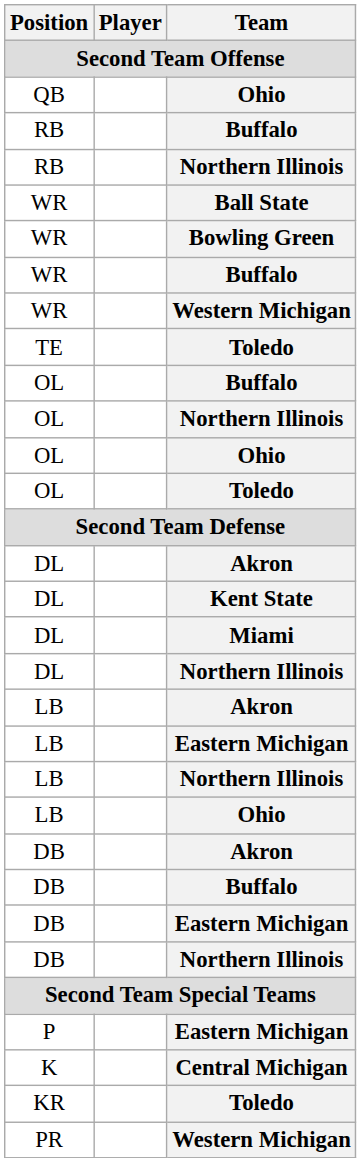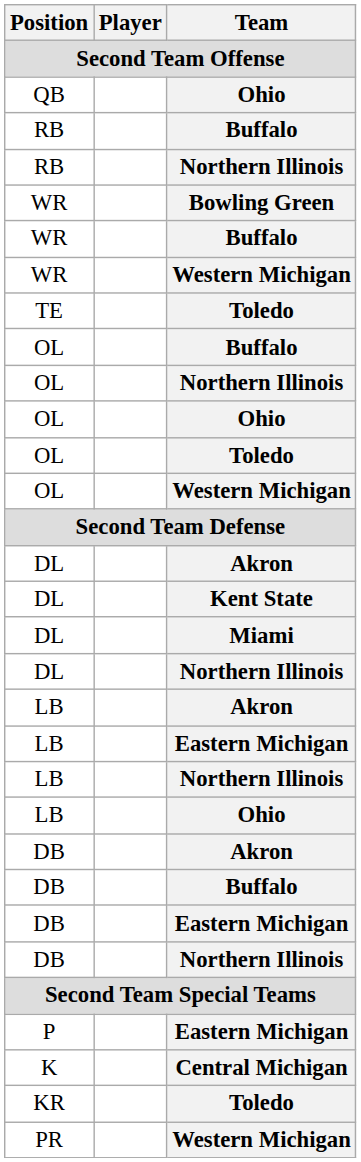- row: (49, 202)
+ row: (49, 490)
